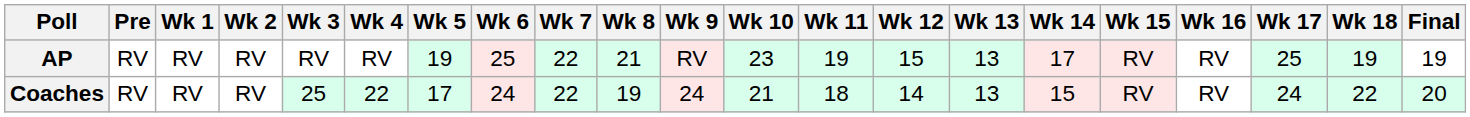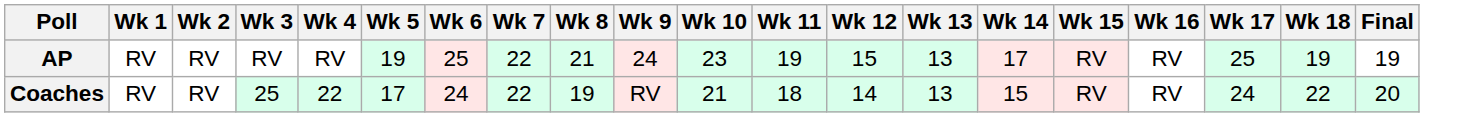- column: (133, 22)
(692, 58) RV -> (645, 58) 24
(692, 93) 24 -> (645, 93) RV
